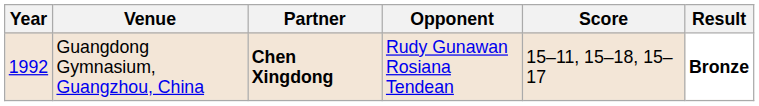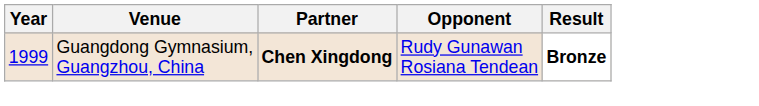- column: (604, 19)
(28, 67) 1992 -> (28, 57) 1999
